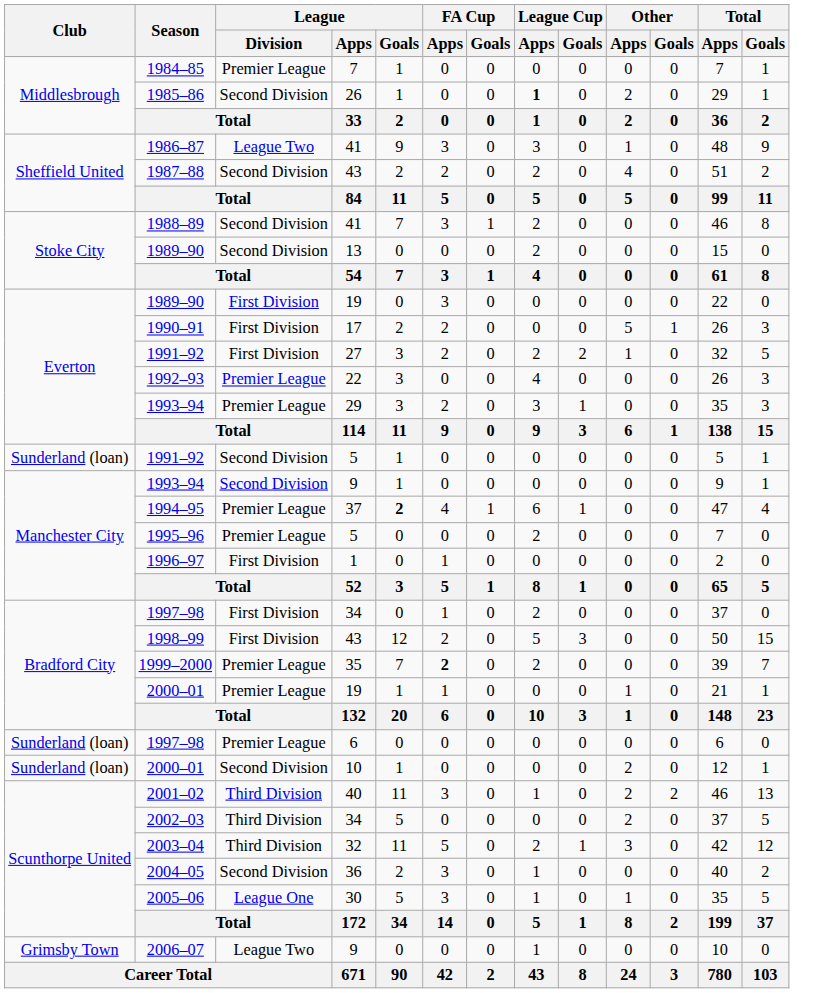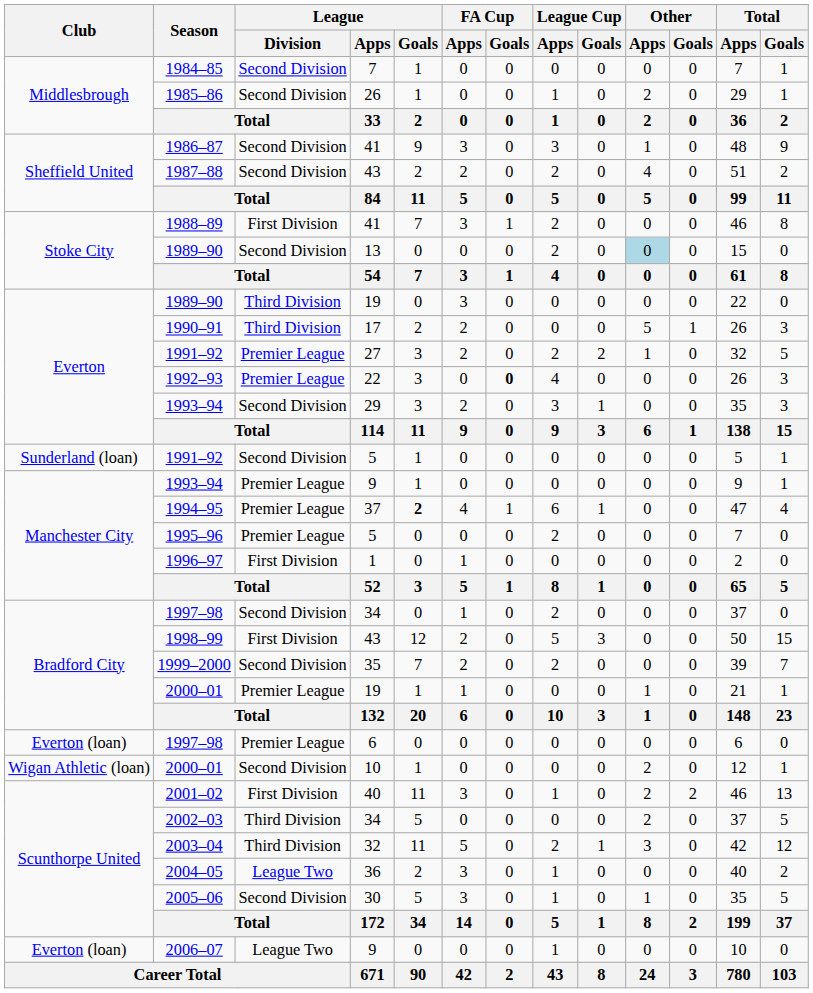(274, 69) Premier League -> (293, 69) Second Division
(536, 95) bold -> (555, 95) normal
(274, 146) League Two -> (293, 146) Second Division
(274, 224) Second Division -> (293, 224) First Division
(628, 250) no background -> (647, 250) lightblue background
(274, 302) First Division -> (293, 302) Third Division
(274, 328) First Division -> (293, 328) Third Division
(274, 353) First Division -> (293, 353) Premier League
(490, 379) normal -> (509, 379) bold
(274, 405) Premier League -> (293, 405) Second Division
(274, 483) Second Division -> (293, 483) Premier League
(274, 612) First Division -> (293, 612) Second Division
(274, 664) Premier League -> (293, 664) Second Division
(445, 664) bold -> (464, 664) normal
(70, 742) Sunderland (loan) -> (79, 742) Everton (loan)
(70, 768) Sunderland (loan) -> (79, 768) Wigan Athletic (loan)
(274, 793) Third Division -> (293, 793) First Division
(274, 871) Second Division -> (293, 871) League Two
(274, 897) League One -> (293, 897) Second Division
(70, 949) Grimsby Town -> (79, 949) Everton (loan)
